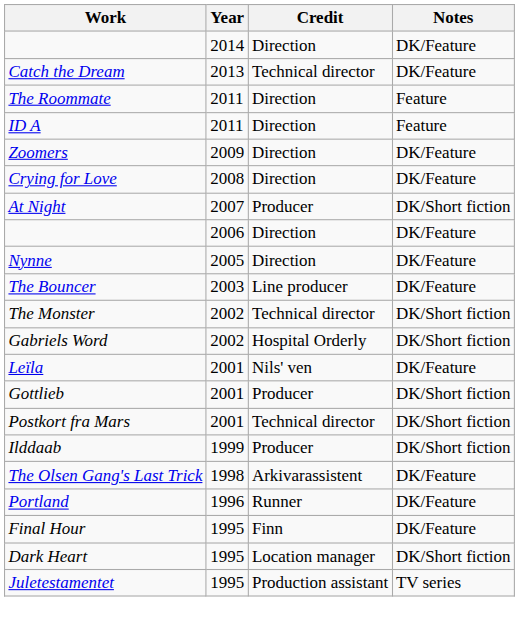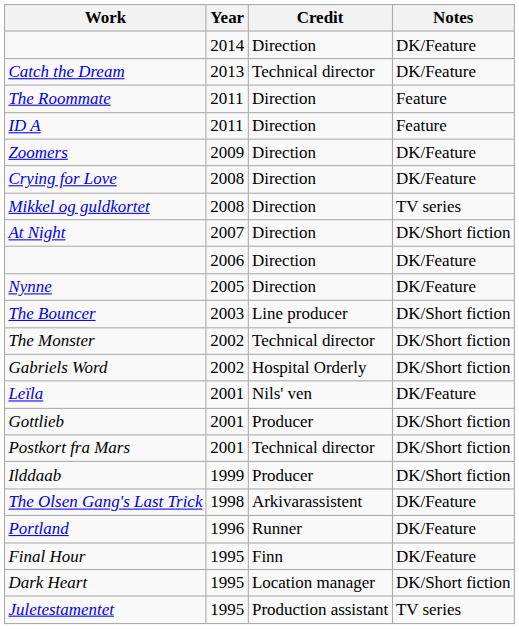+ row: (79, 206)
(283, 206) Producer -> (284, 233) Direction
(436, 286) DK/Feature -> (453, 313) DK/Short fiction
